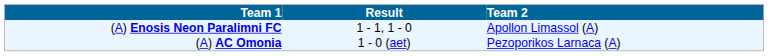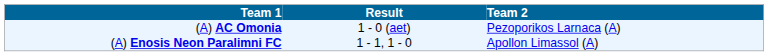rows swapped: (239, 43) <-> (196, 28)
